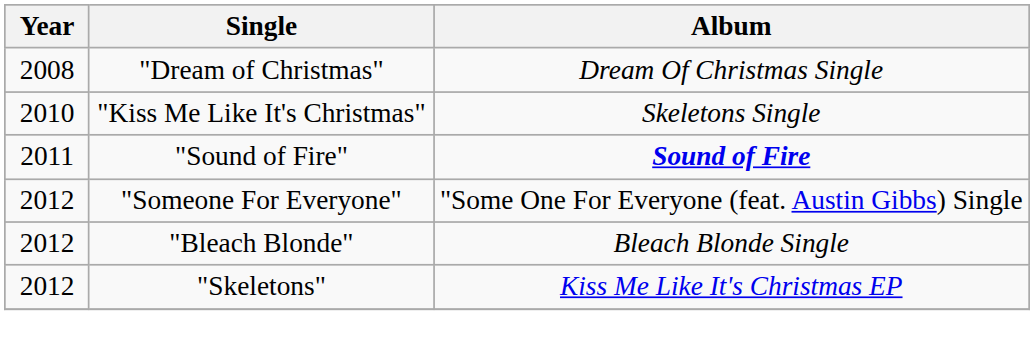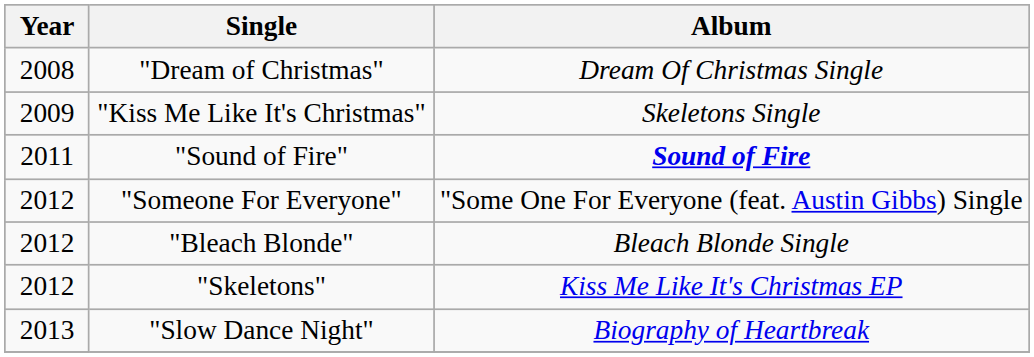(47, 112) 2010 -> (47, 112) 2009
+ row: (261, 329)
